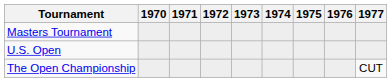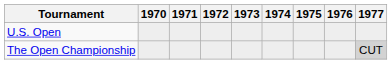- row: (60, 32)
(371, 69) no background -> (371, 50) lightgrey background
